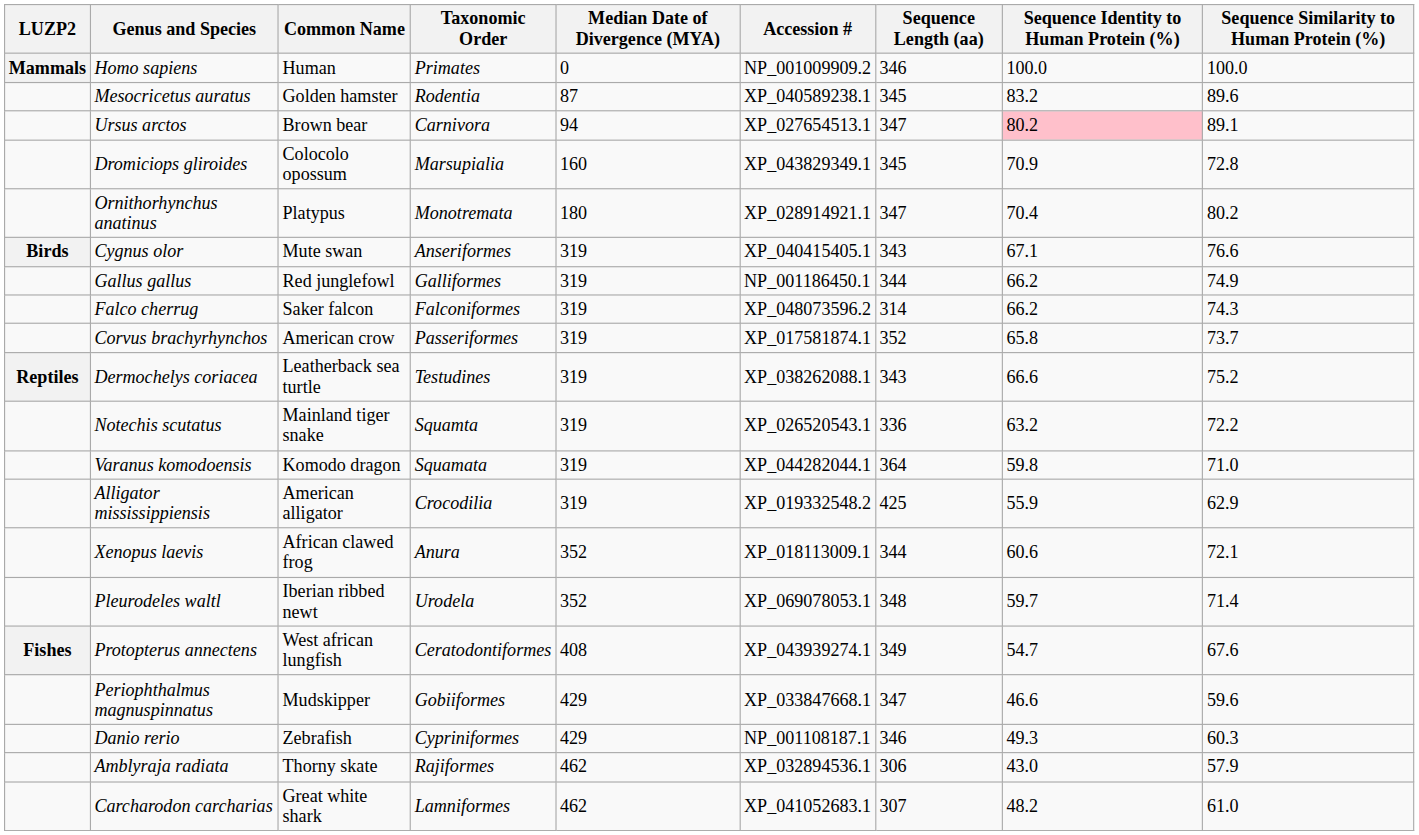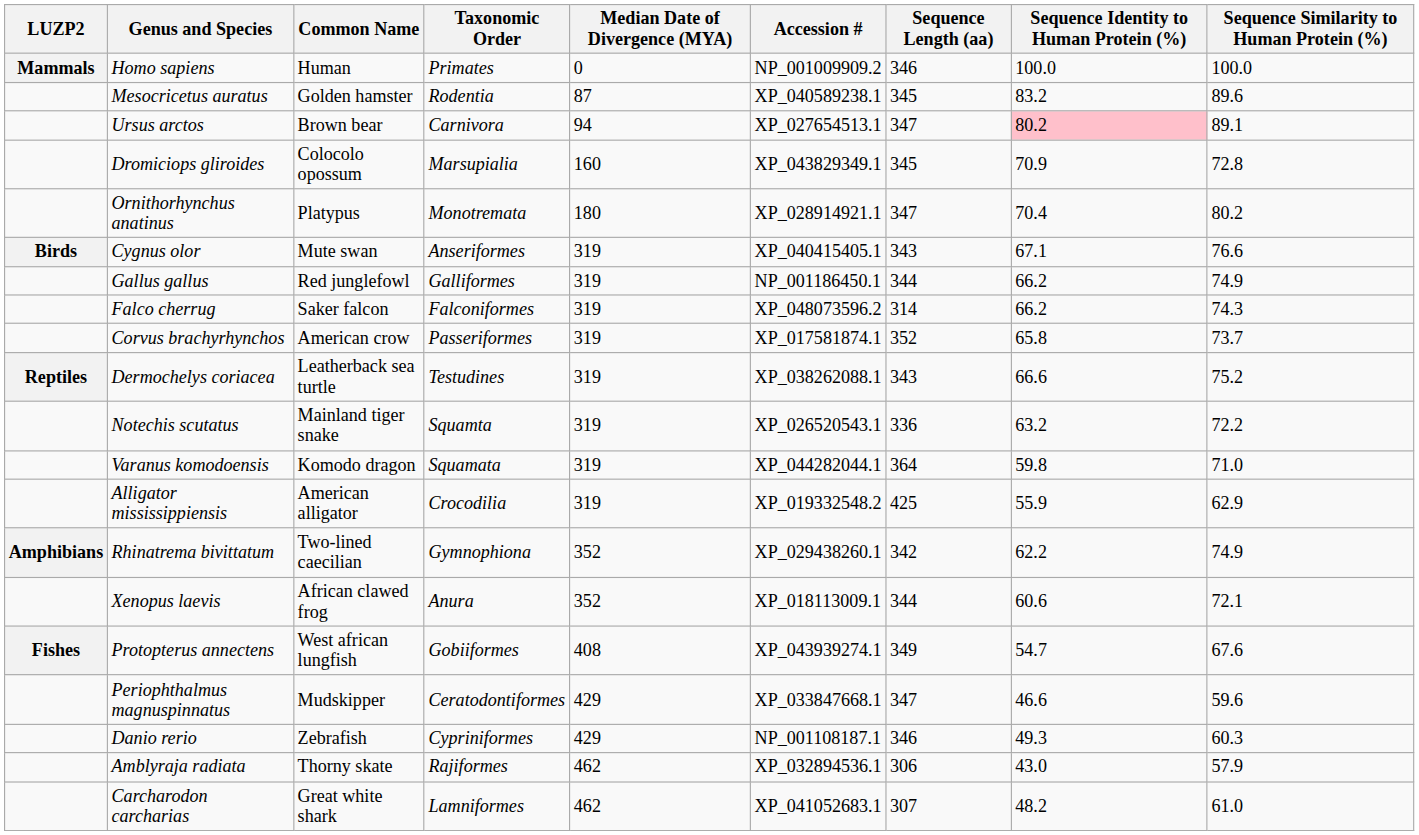+ row: (193, 552)
- row: (158, 601)
(483, 650) Ceratodontiformes -> (474, 650) Gobiiformes
(460, 699) Gobiiformes -> (497, 699) Ceratodontiformes
